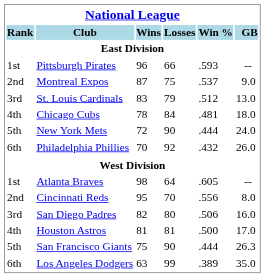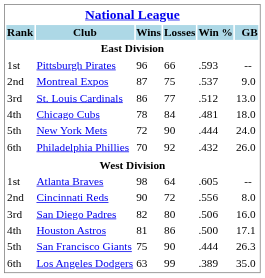(142, 98) 83 -> (142, 98) 86
(170, 98) 79 -> (170, 98) 77
(142, 197) 95 -> (142, 197) 90
(170, 197) 70 -> (170, 197) 72
(170, 230) 81 -> (170, 230) 86
(246, 230) 17.0 -> (246, 230) 17.1
